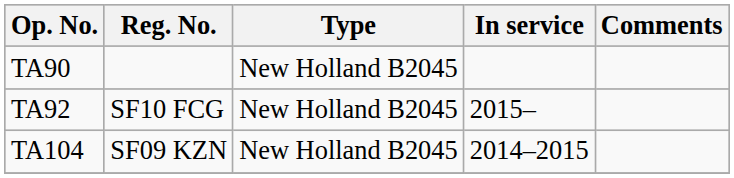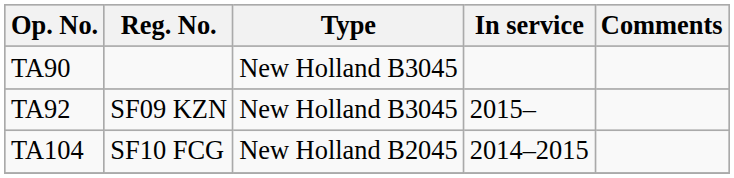(348, 67) New Holland B2045 -> (348, 67) New Holland B3045
(167, 109) SF10 FCG -> (169, 109) SF09 KZN
(348, 109) New Holland B2045 -> (348, 109) New Holland B3045
(169, 151) SF09 KZN -> (167, 151) SF10 FCG
